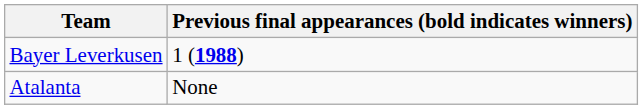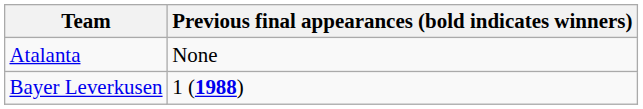rows swapped: (45, 87) <-> (86, 54)
